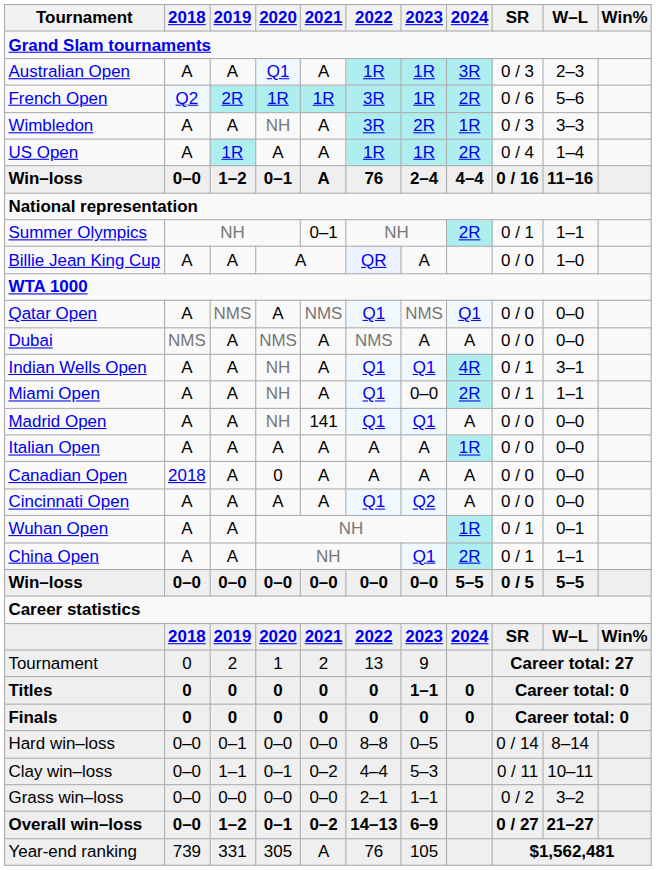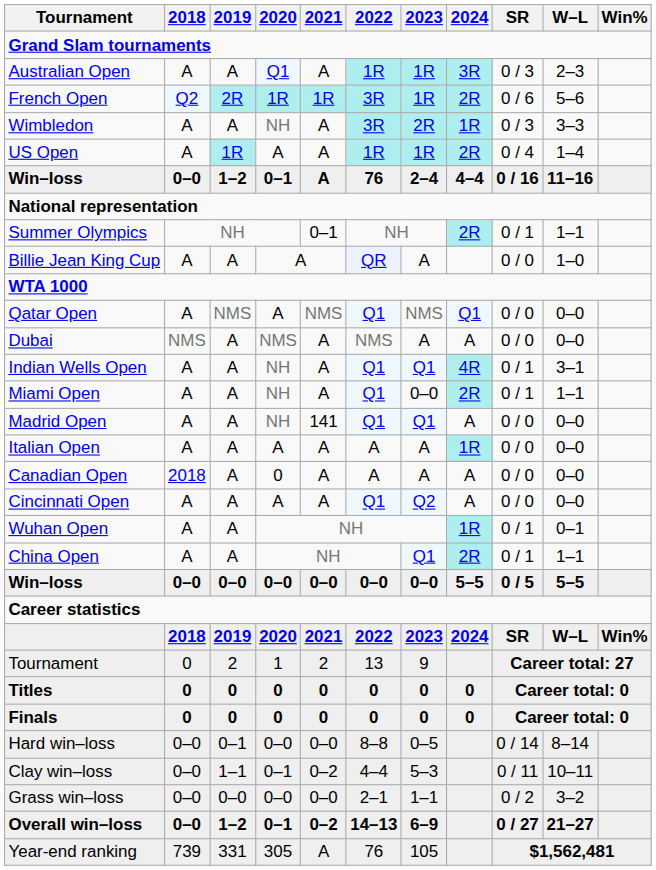(424, 690) 1–1 -> (424, 690) 0
